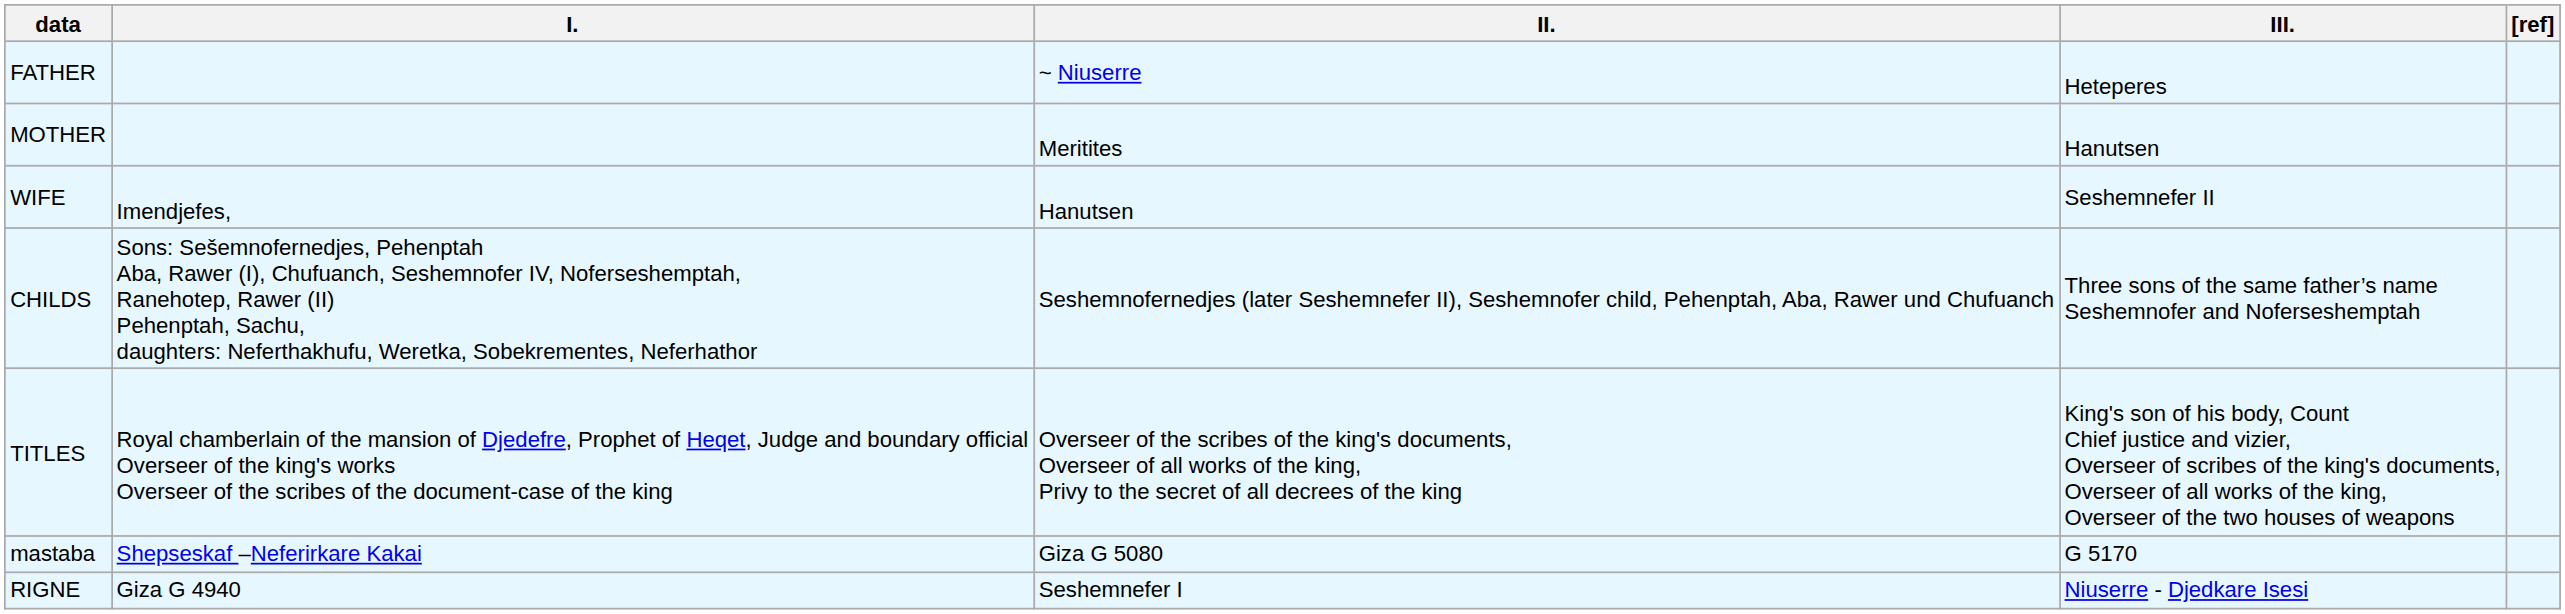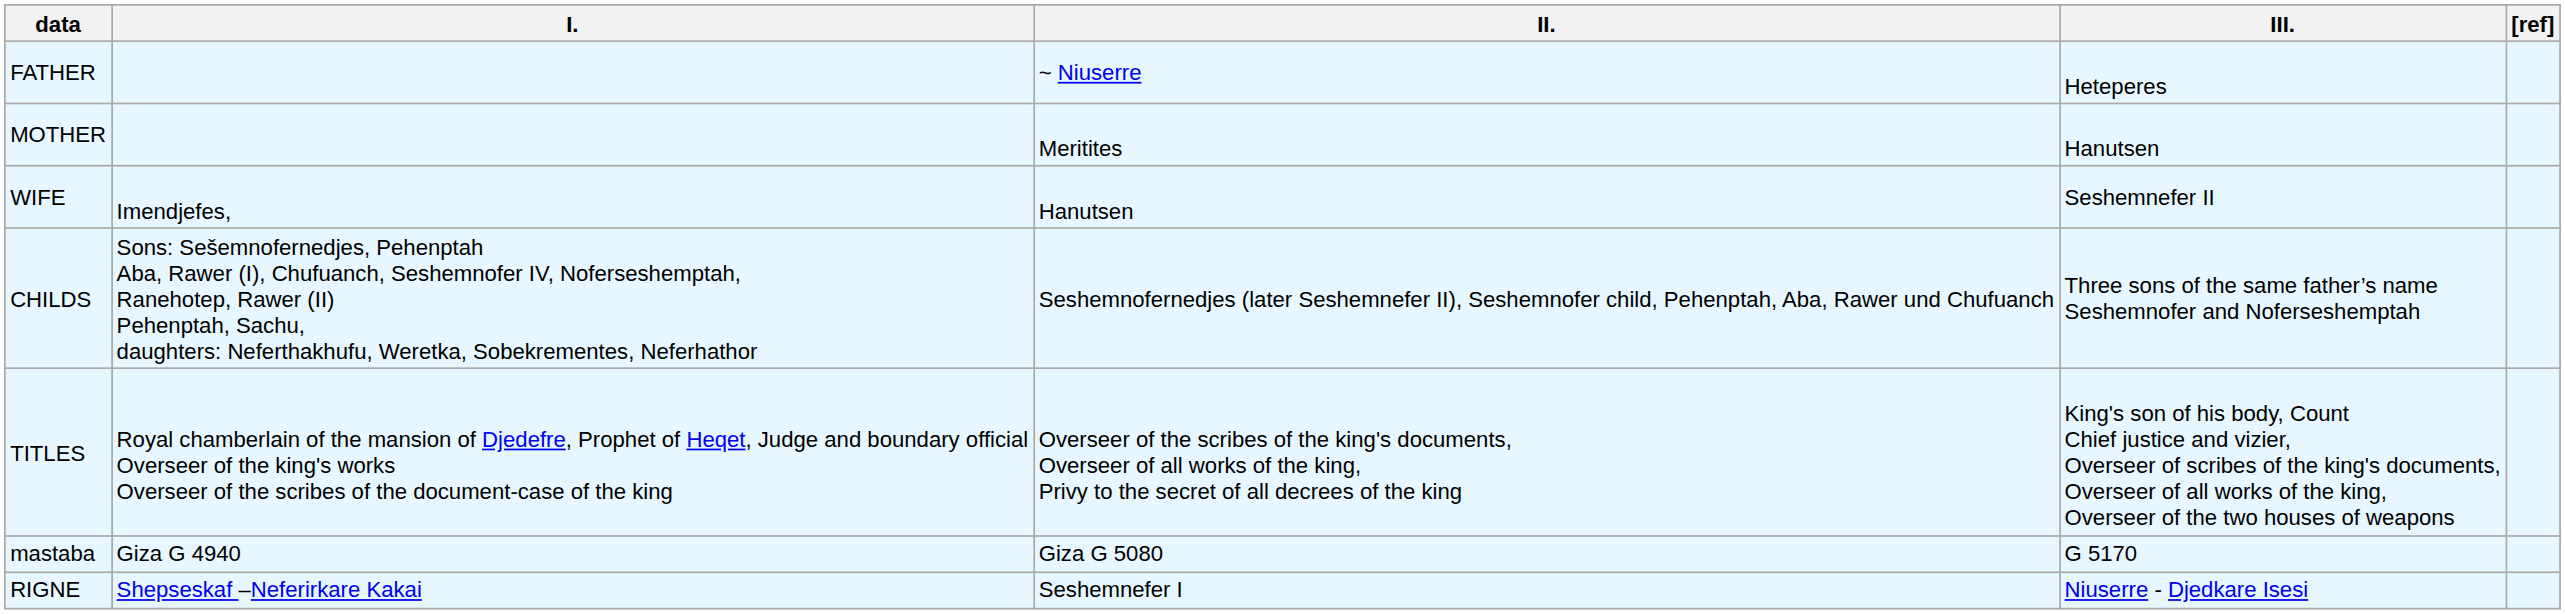(269, 553) Shepseskaf –Neferirkare Kakai -> (179, 553) Giza G 4940
(179, 590) Giza G 4940 -> (269, 590) Shepseskaf –Neferirkare Kakai
